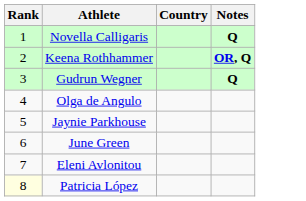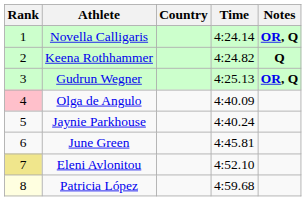+ column: (234, 15)
(233, 36) Q -> (279, 36) OR, Q
(233, 57) OR, Q -> (279, 57) Q
(233, 79) Q -> (279, 79) OR, Q
(23, 100) no background -> (23, 100) pink background
(23, 164) no background -> (23, 164) khaki background
